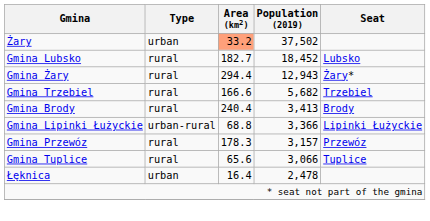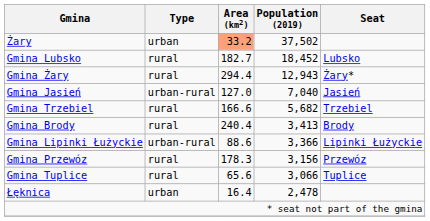+ row: (44, 92)
(239, 126) 68.8 -> (239, 142) 88.6
(303, 142) 3,157 -> (303, 159) 3,156
